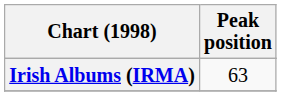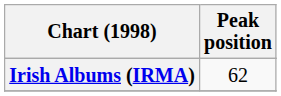(238, 74) 63 -> (238, 74) 62
